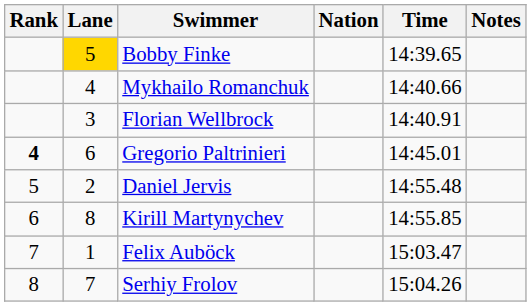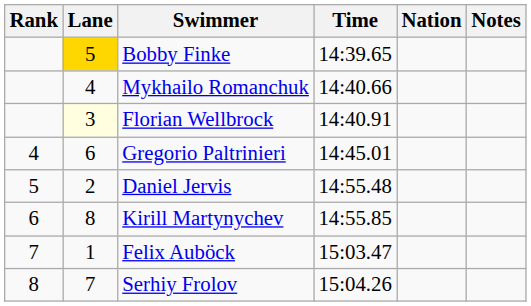columns swapped: (349, 20) <-> (425, 20)
(90, 119) no background -> (90, 119) lightyellow background
(34, 152) bold -> (34, 152) normal
